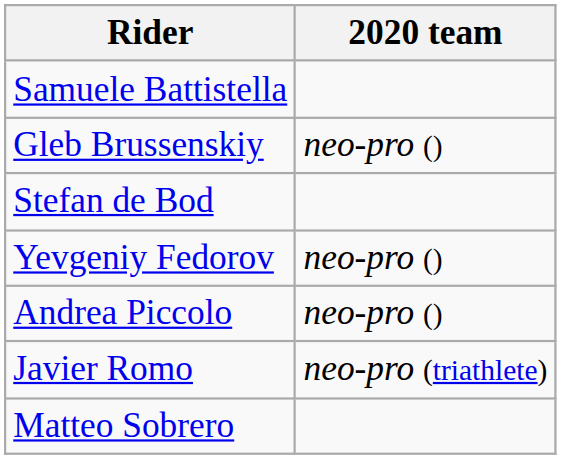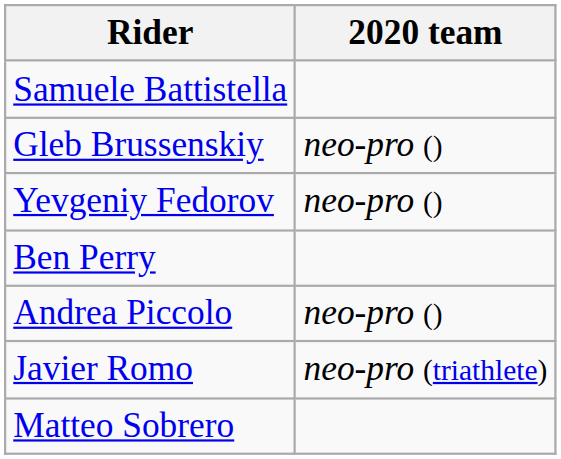- row: (113, 200)
+ row: (84, 256)
